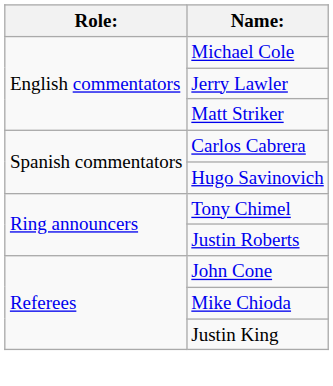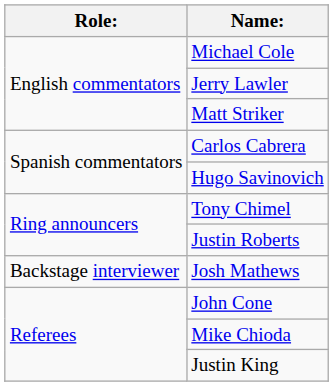+ row: (245, 271)
